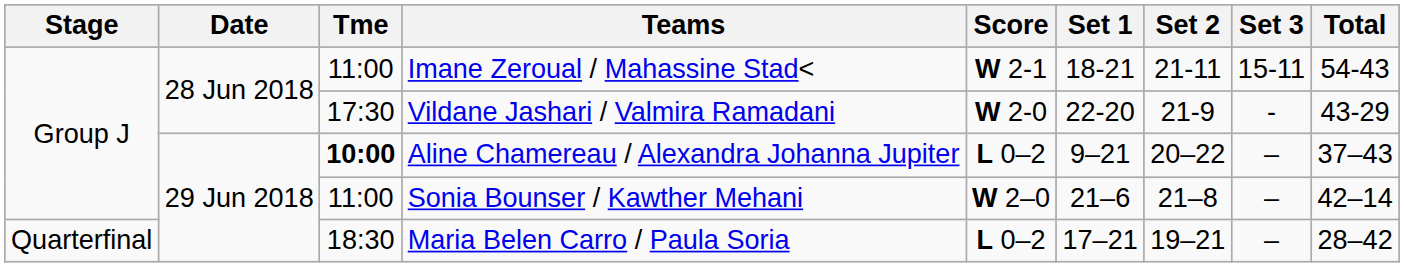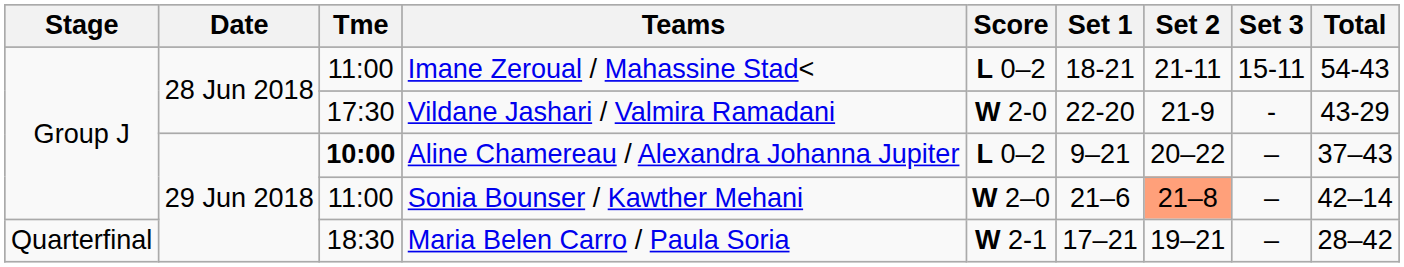(1011, 68) W 2-1 -> (1011, 68) L 0–2
(1188, 197) no background -> (1188, 197) lightsalmon background
(1011, 240) L 0–2 -> (1011, 240) W 2-1
